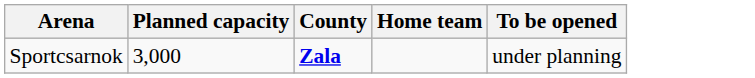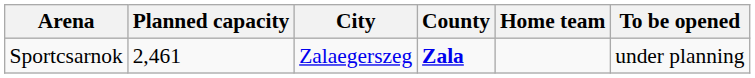+ column: (356, 21)
(157, 55) 3,000 -> (157, 55) 2,461
